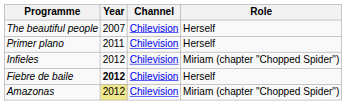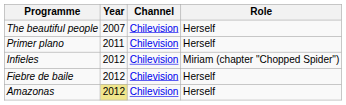(114, 76) bold -> (114, 76) normal
(261, 92) Miriam (chapter "Chopped Spider") -> (199, 92) Herself
